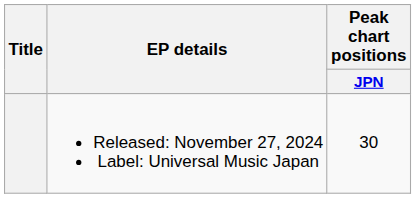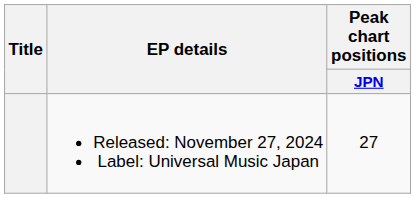(369, 143) 30 -> (369, 143) 27
